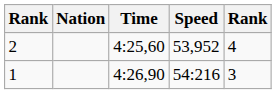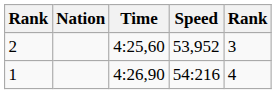(232, 46) 4 -> (232, 46) 3
(232, 74) 3 -> (232, 74) 4
